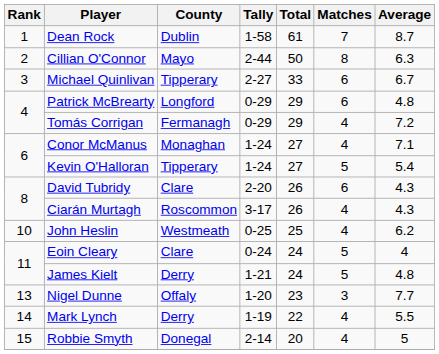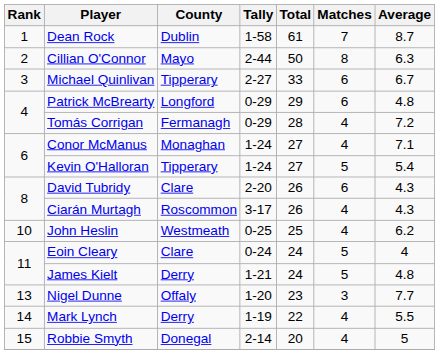(295, 123) 29 -> (295, 123) 28
